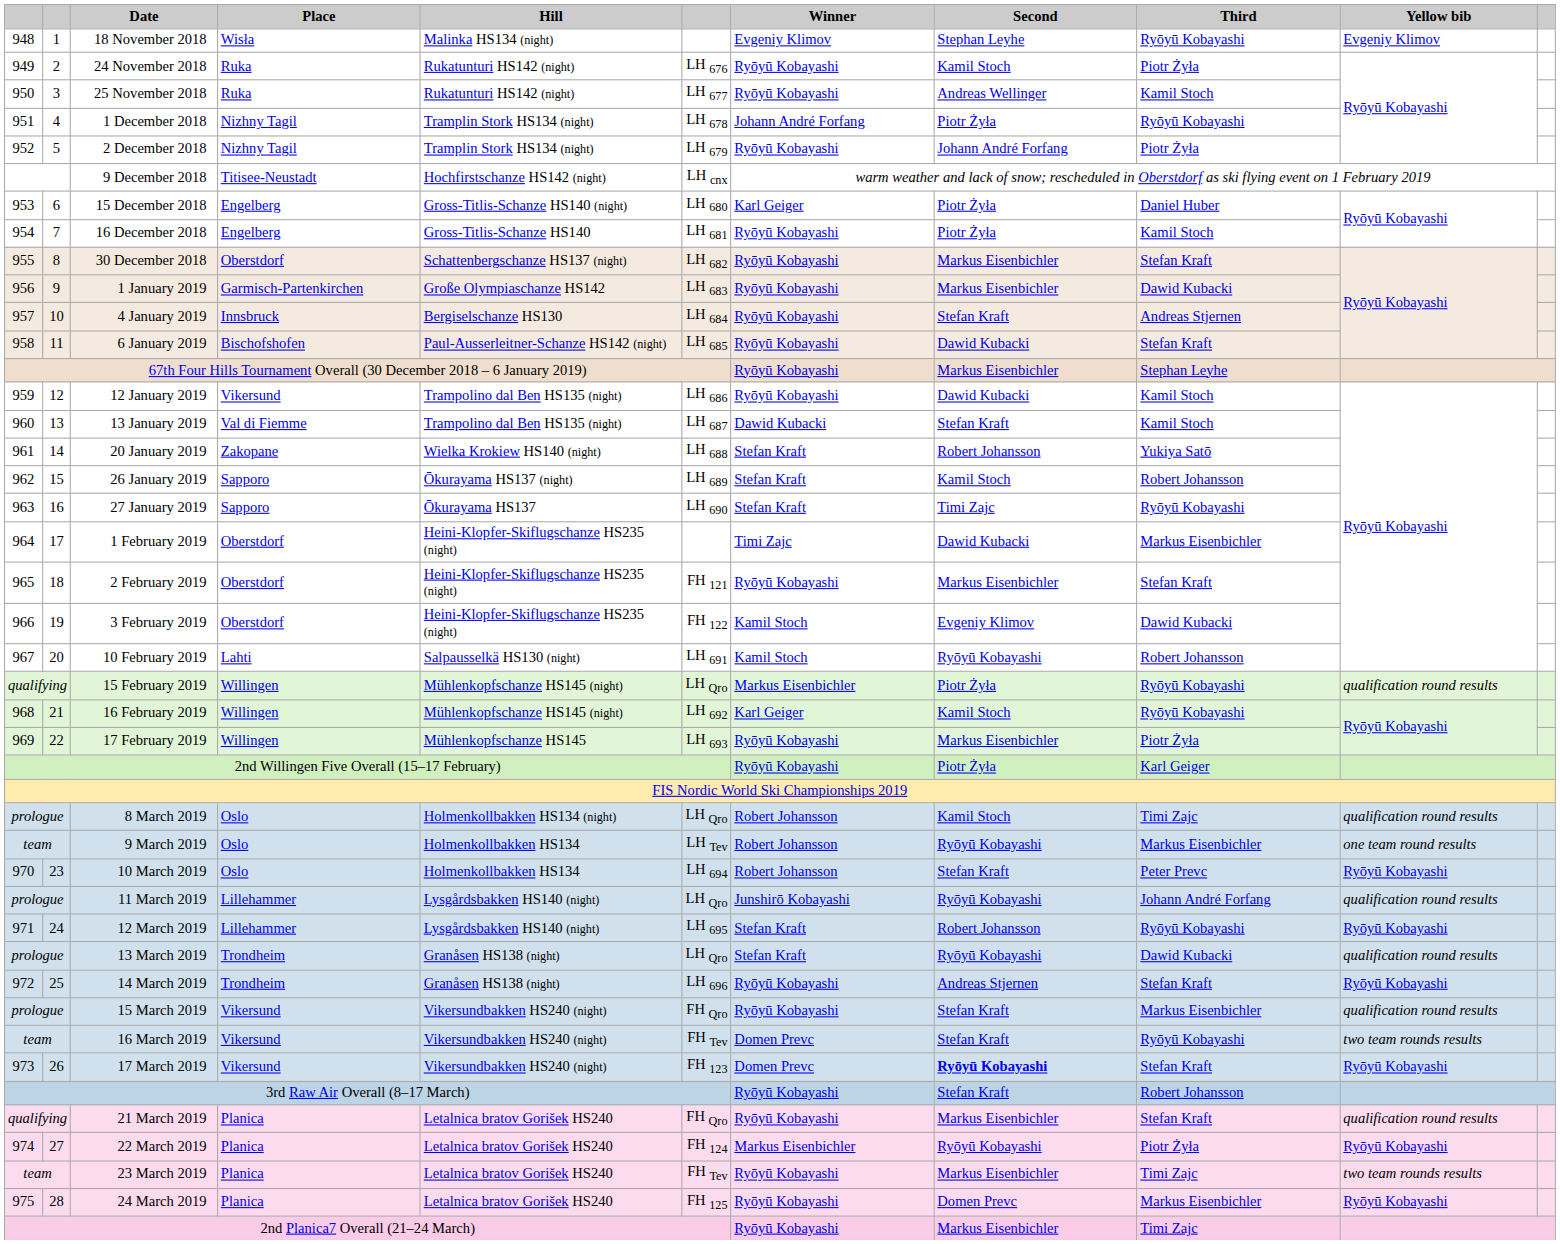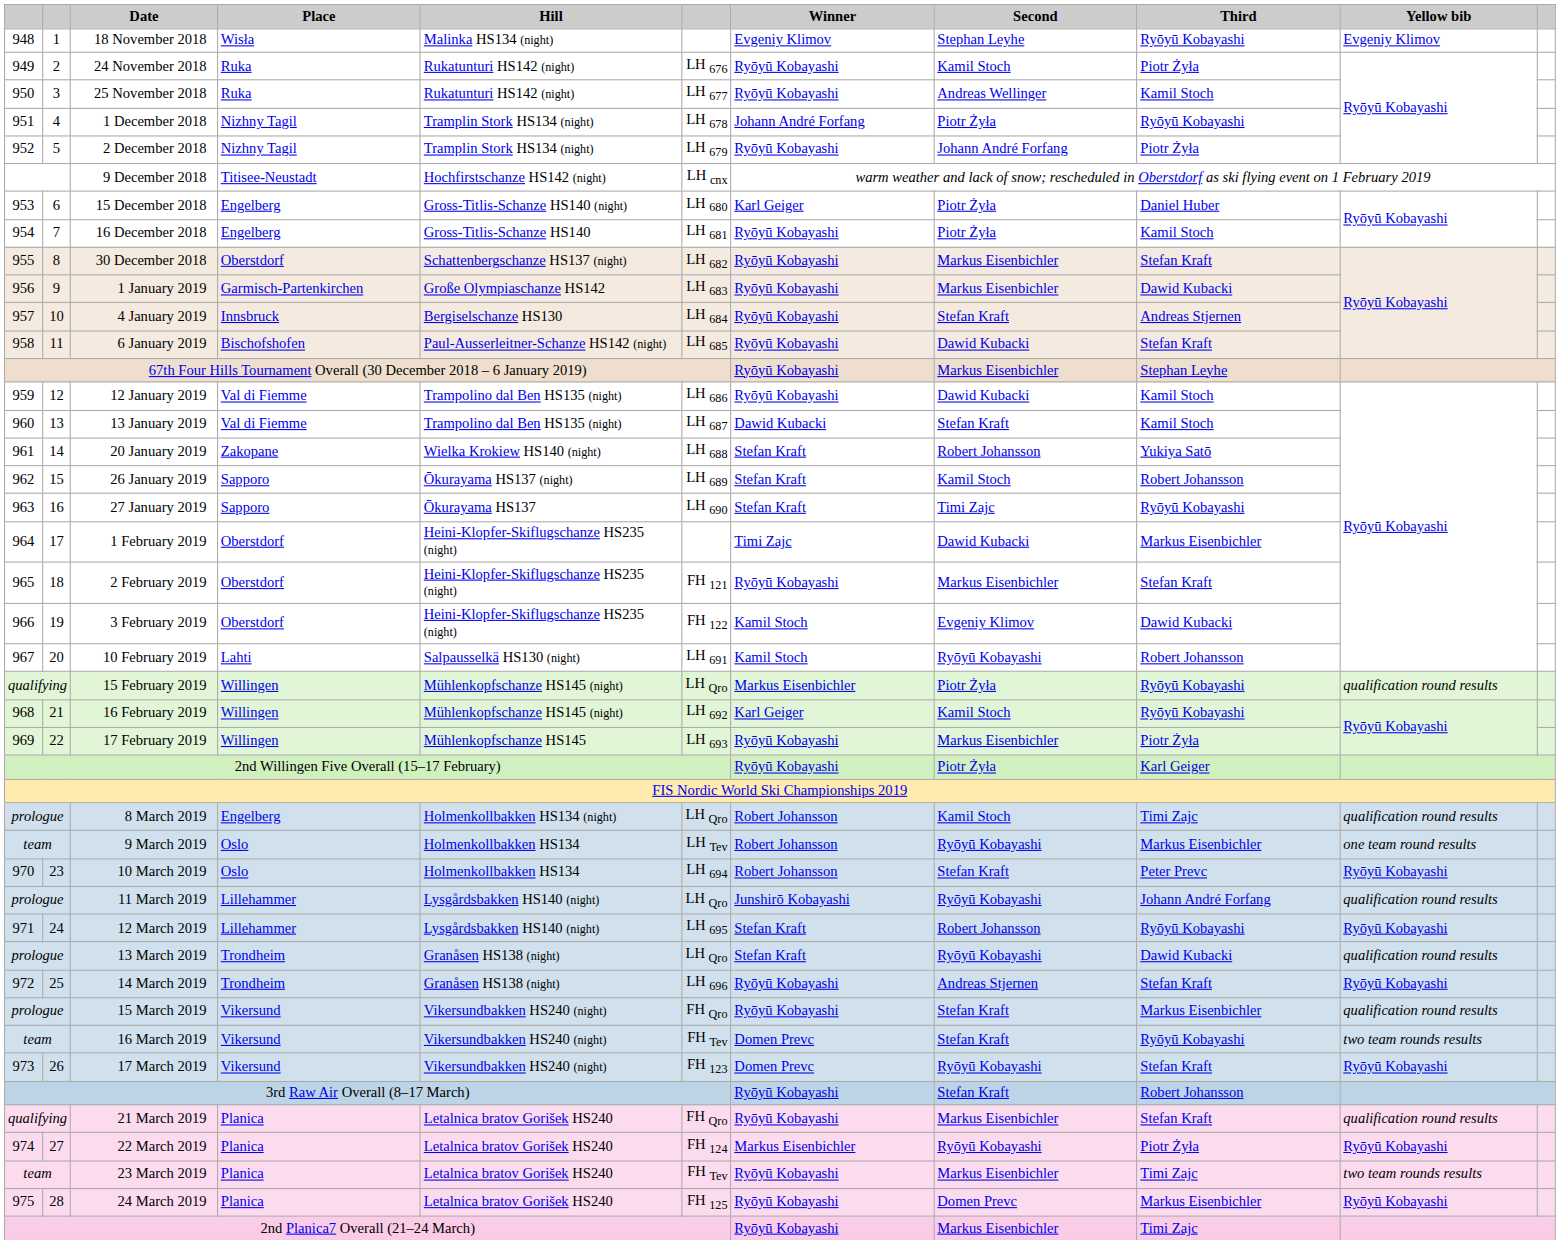(251, 395) Vikersund -> (264, 395) Val di Fiemme
(235, 816) Oslo -> (251, 816) Engelberg
(992, 1066) bold -> (989, 1066) normal
